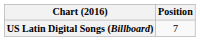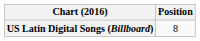(175, 28) 7 -> (175, 28) 8
